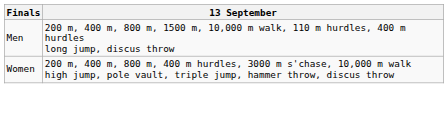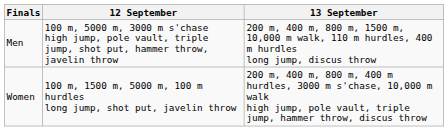+ column: (143, 12)
